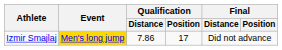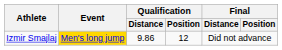(146, 39) 7.86 -> (146, 39) 9.86
(184, 39) 17 -> (184, 39) 12
